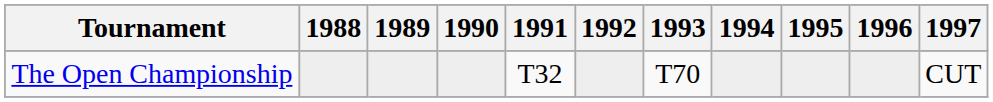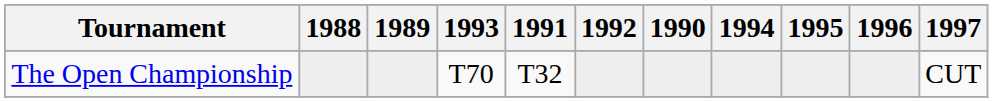columns swapped: (471, 27) <-> (678, 27)
